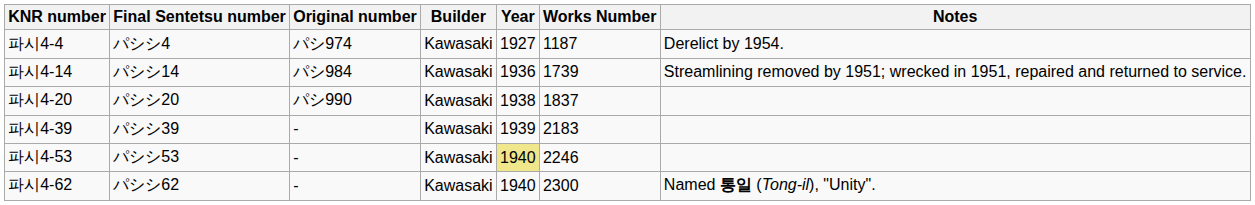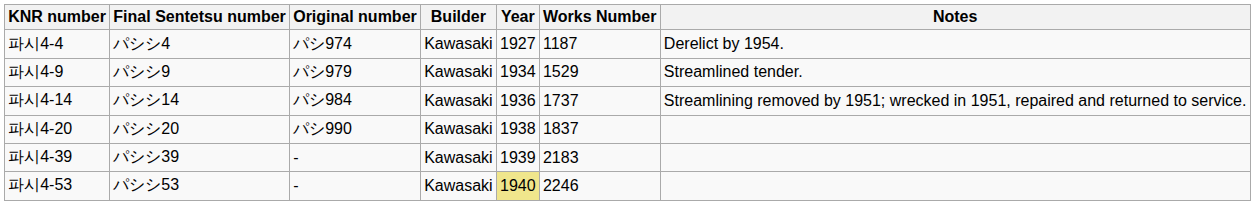+ row: (36, 71)
(561, 72) 1739 -> (561, 100) 1737
- row: (40, 185)
